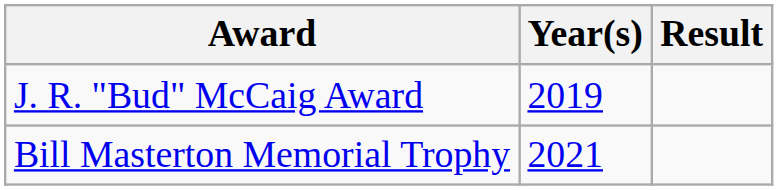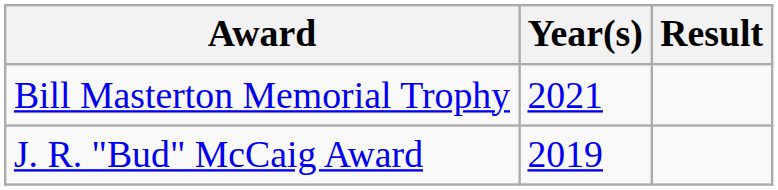rows swapped: (218, 94) <-> (262, 154)
